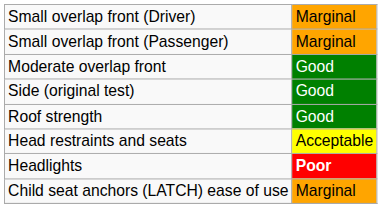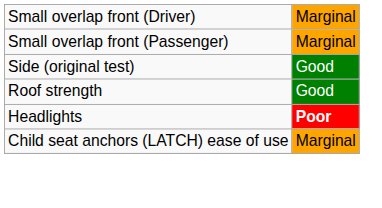- row: (87, 66)
- row: (97, 141)
